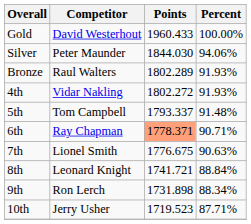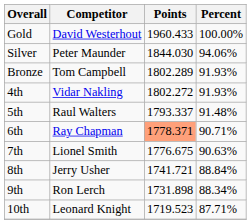(84, 72) Raul Walters -> (89, 72) Tom Campbell
(89, 111) Tom Campbell -> (84, 111) Raul Walters
(92, 170) Leonard Knight -> (81, 170) Jerry Usher
(81, 209) Jerry Usher -> (92, 209) Leonard Knight
